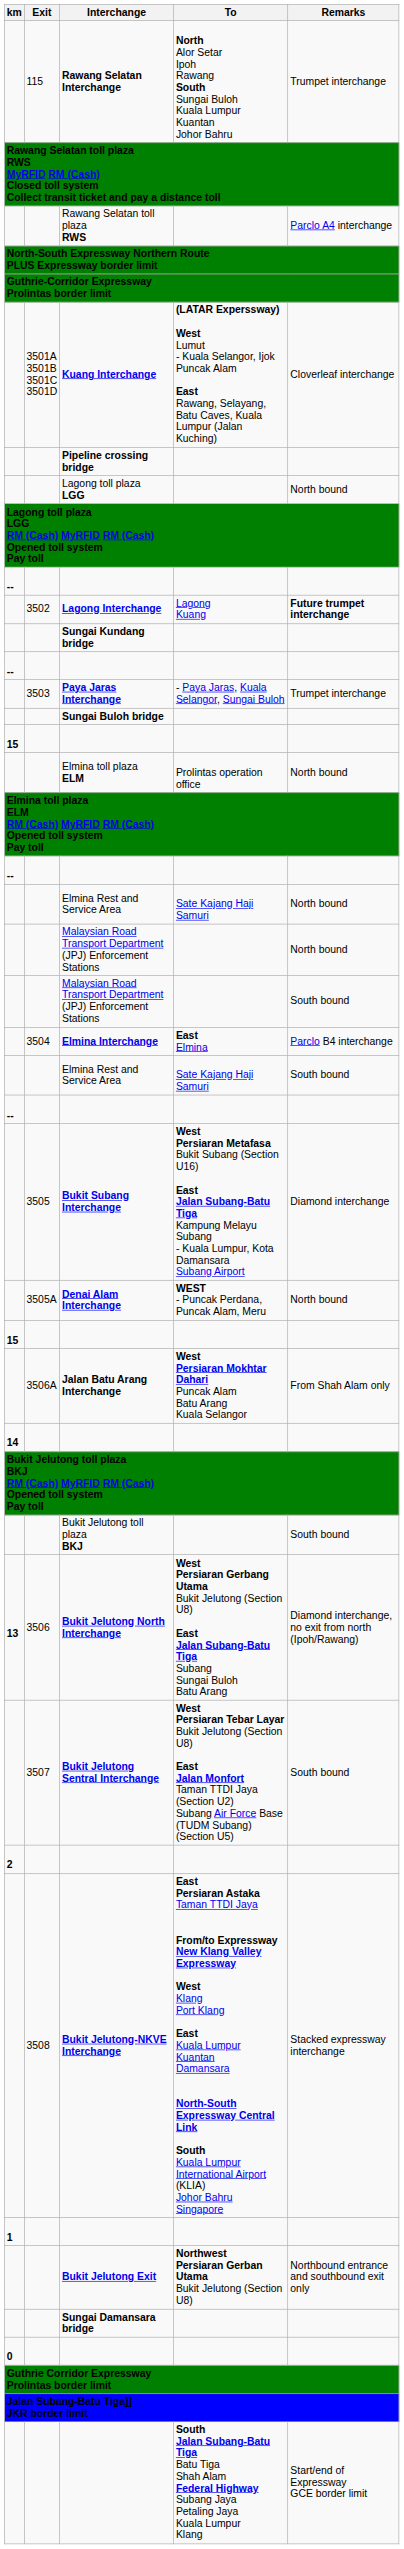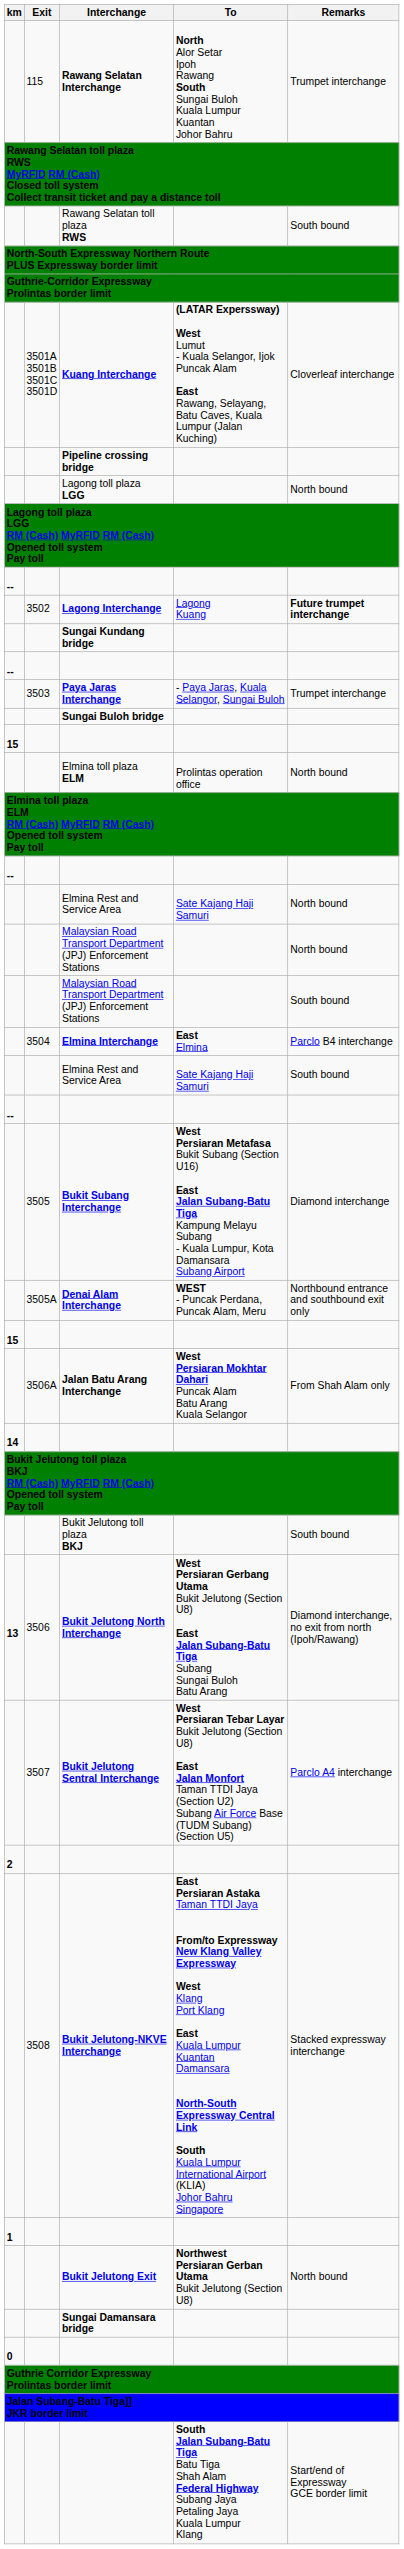(341, 226) Parclo A4 interchange -> (320, 226) South bound
(319, 1300) North bound -> (339, 1300) Northbound entrance and southbound exit only
(320, 1772) South bound -> (341, 1772) Parclo A4 interchange
(339, 2277) Northbound entrance and southbound exit only -> (319, 2277) North bound
